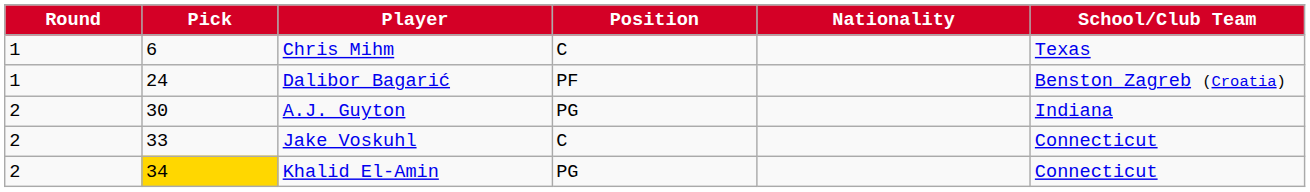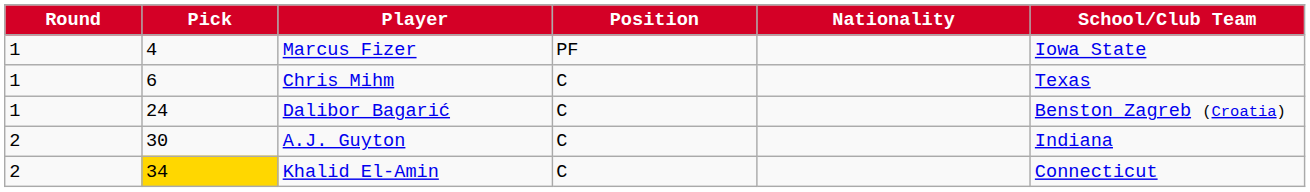+ row: (350, 50)
(567, 80) PF -> (562, 111) C
(567, 111) PG -> (562, 141) C
- row: (350, 141)
(567, 171) PG -> (562, 171) C
